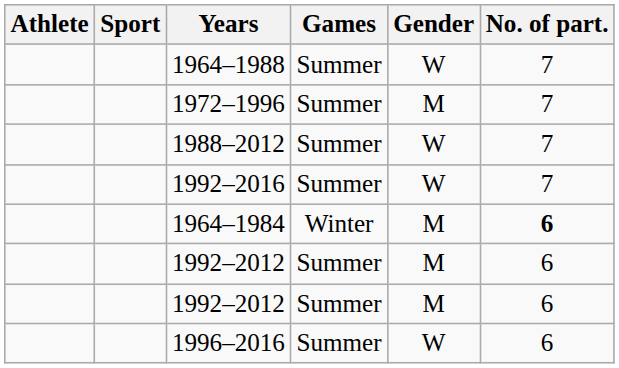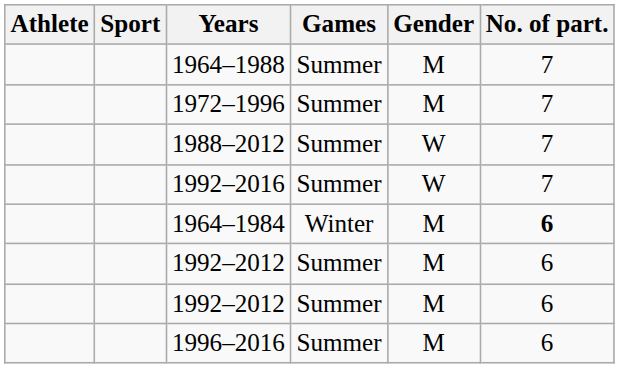(434, 64) W -> (434, 64) M
(434, 343) W -> (434, 343) M
